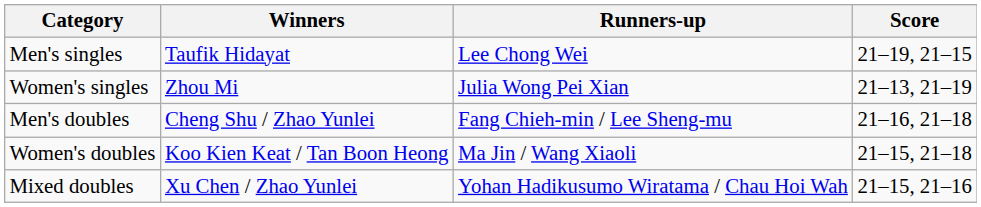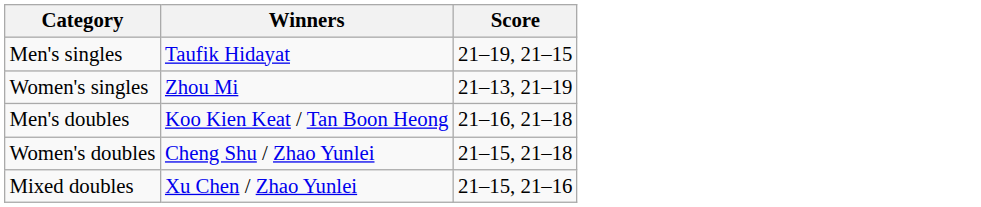- column: (653, 20)
(270, 119) Cheng Shu / Zhao Yunlei -> (307, 119) Koo Kien Keat / Tan Boon Heong
(307, 152) Koo Kien Keat / Tan Boon Heong -> (270, 152) Cheng Shu / Zhao Yunlei
